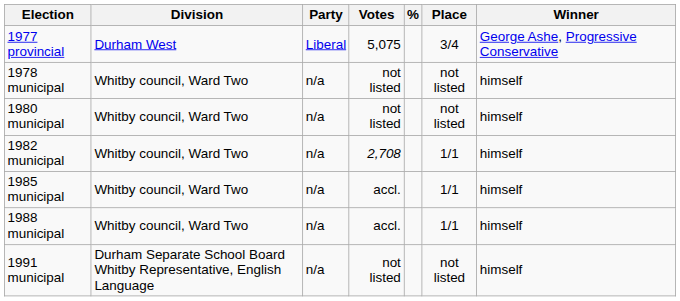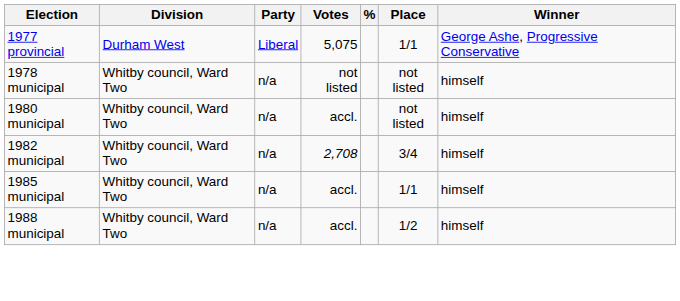(449, 44) 3/4 -> (408, 44) 1/1
(385, 116) not listed -> (344, 116) accl.
(449, 153) 1/1 -> (408, 153) 3/4
(449, 226) 1/1 -> (408, 226) 1/2
- row: (36, 270)
